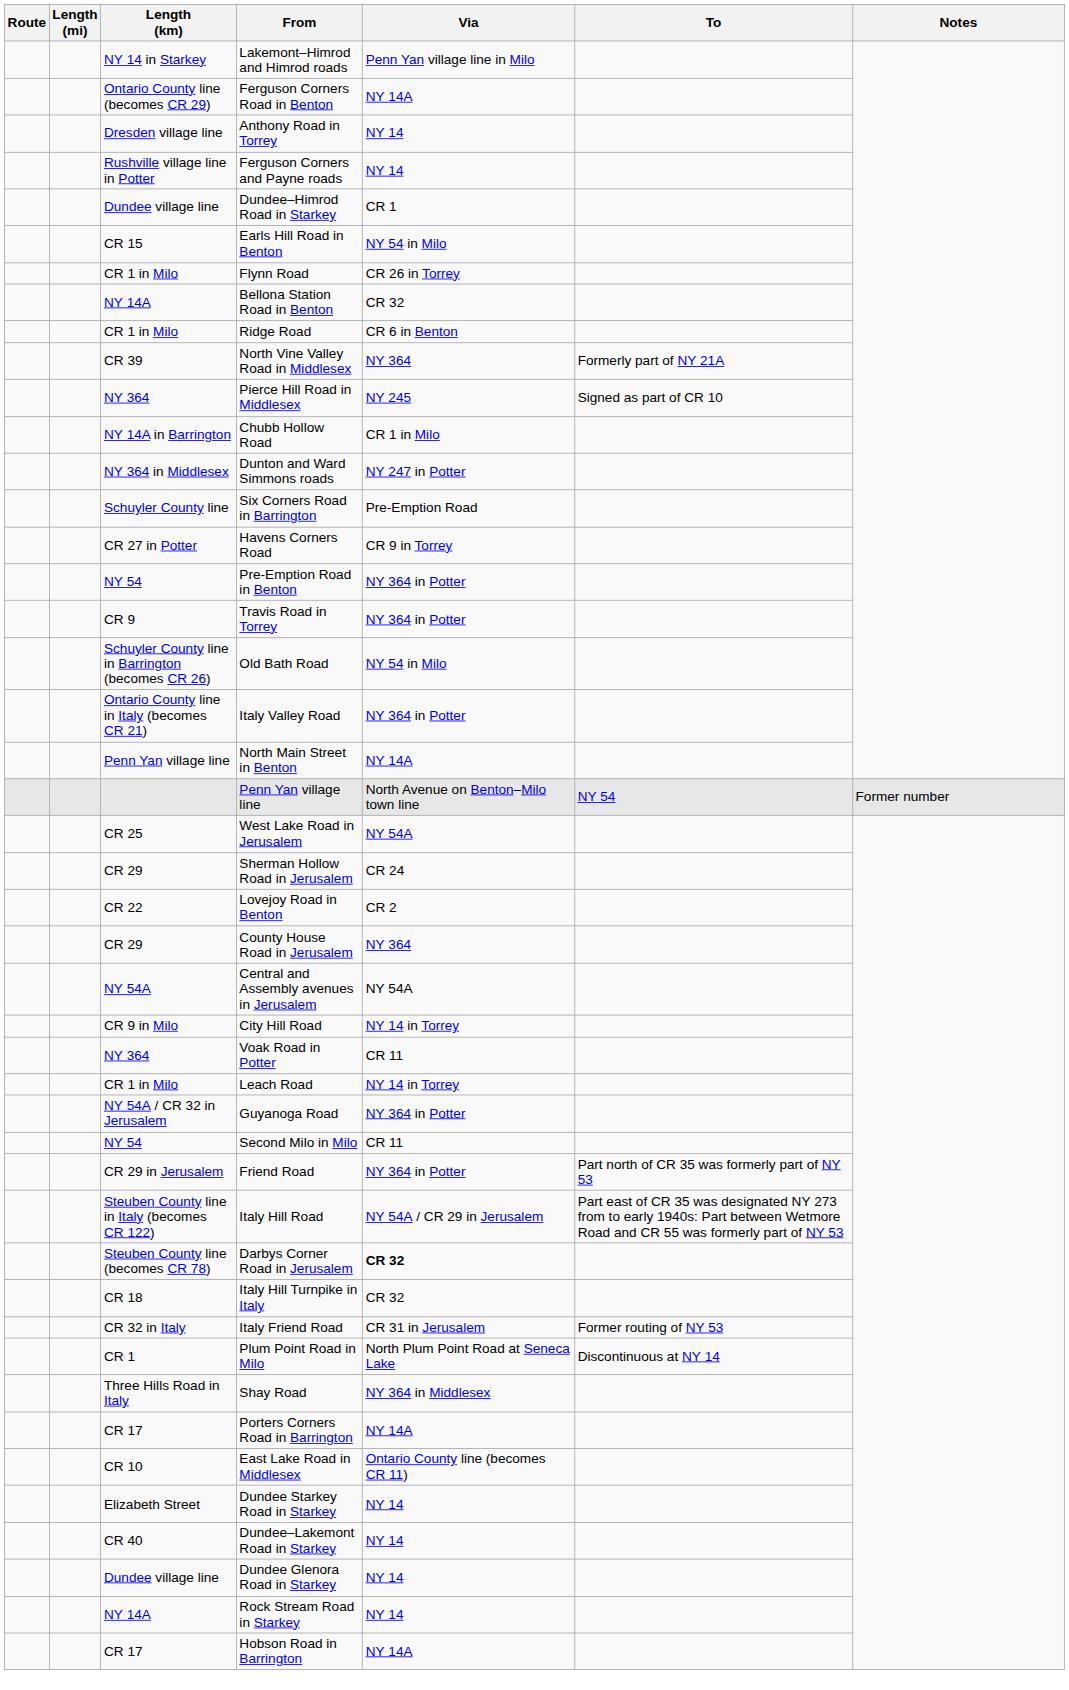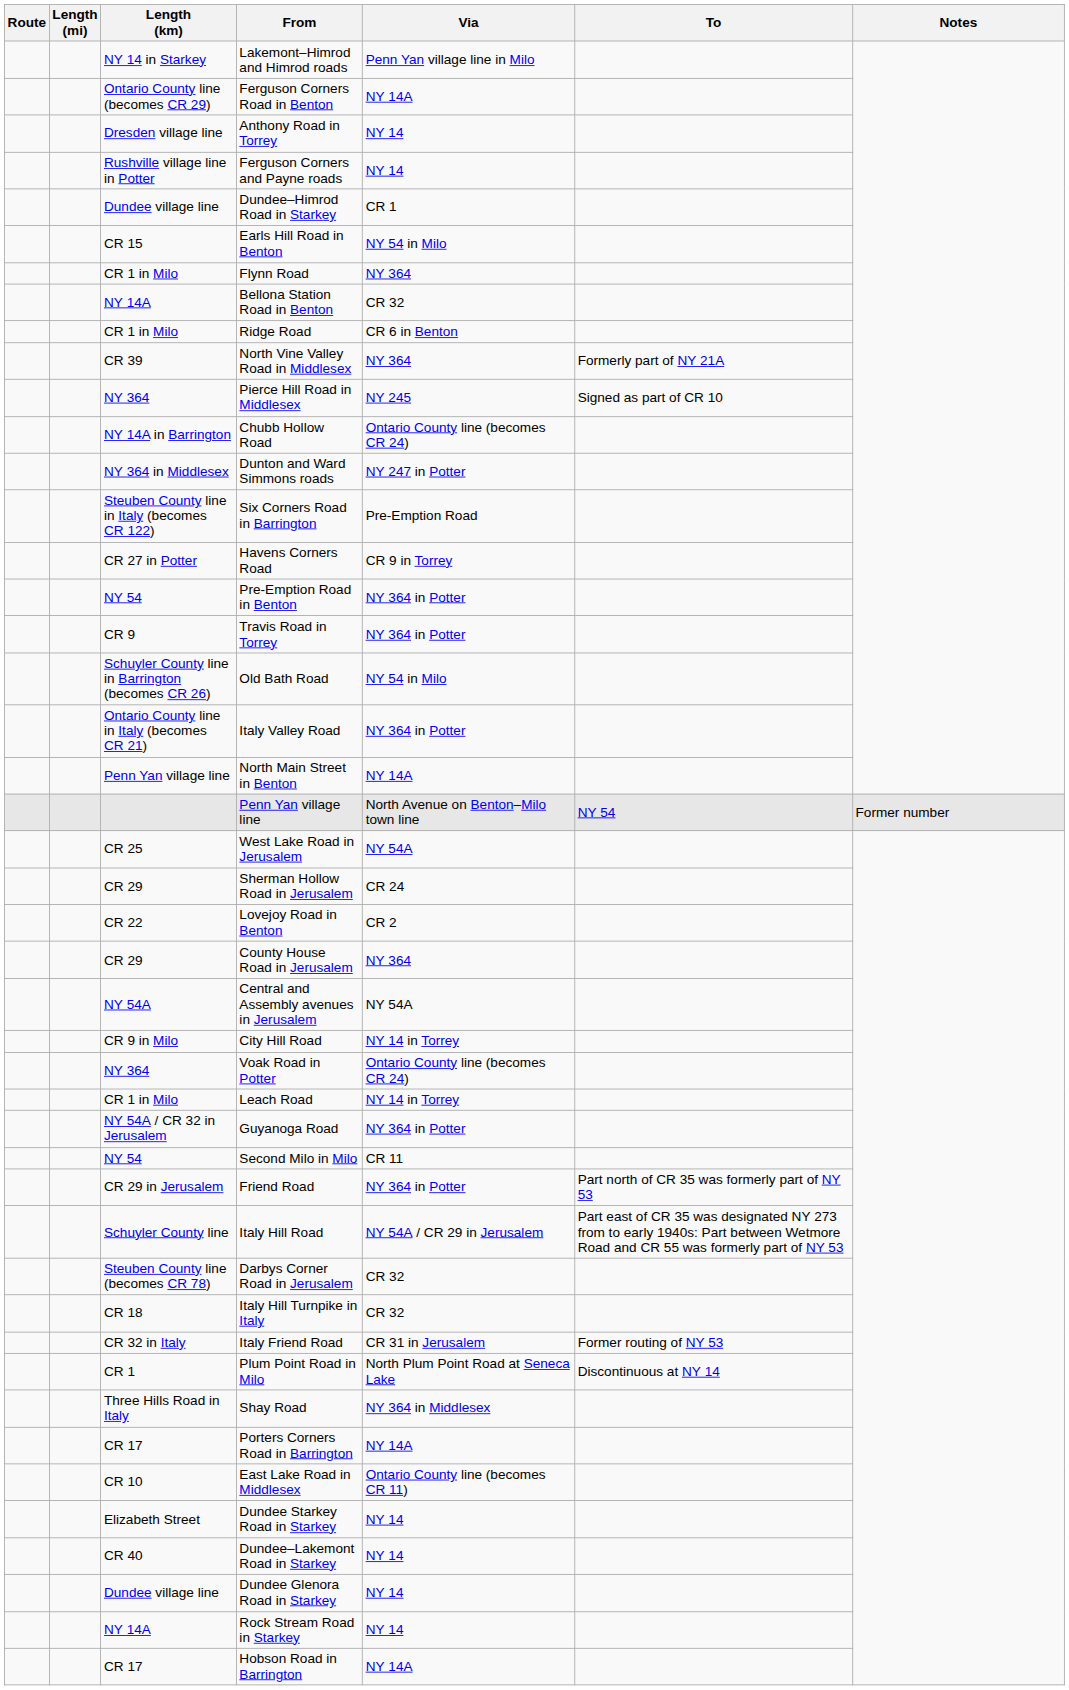(413, 273) CR 26 in Torrey -> (388, 273) NY 364
(403, 434) CR 1 in Milo -> (456, 434) Ontario County line (becomes CR 24)
(166, 508) Schuyler County line -> (165, 516) Steuben County line in Italy (becomes CR 122)
(384, 1055) CR 11 -> (456, 1070) Ontario County line (becomes CR 24)
(165, 1216) Steuben County line in Italy (becomes CR 122) -> (166, 1231) Schuyler County line
(385, 1261) bold -> (385, 1276) normal
